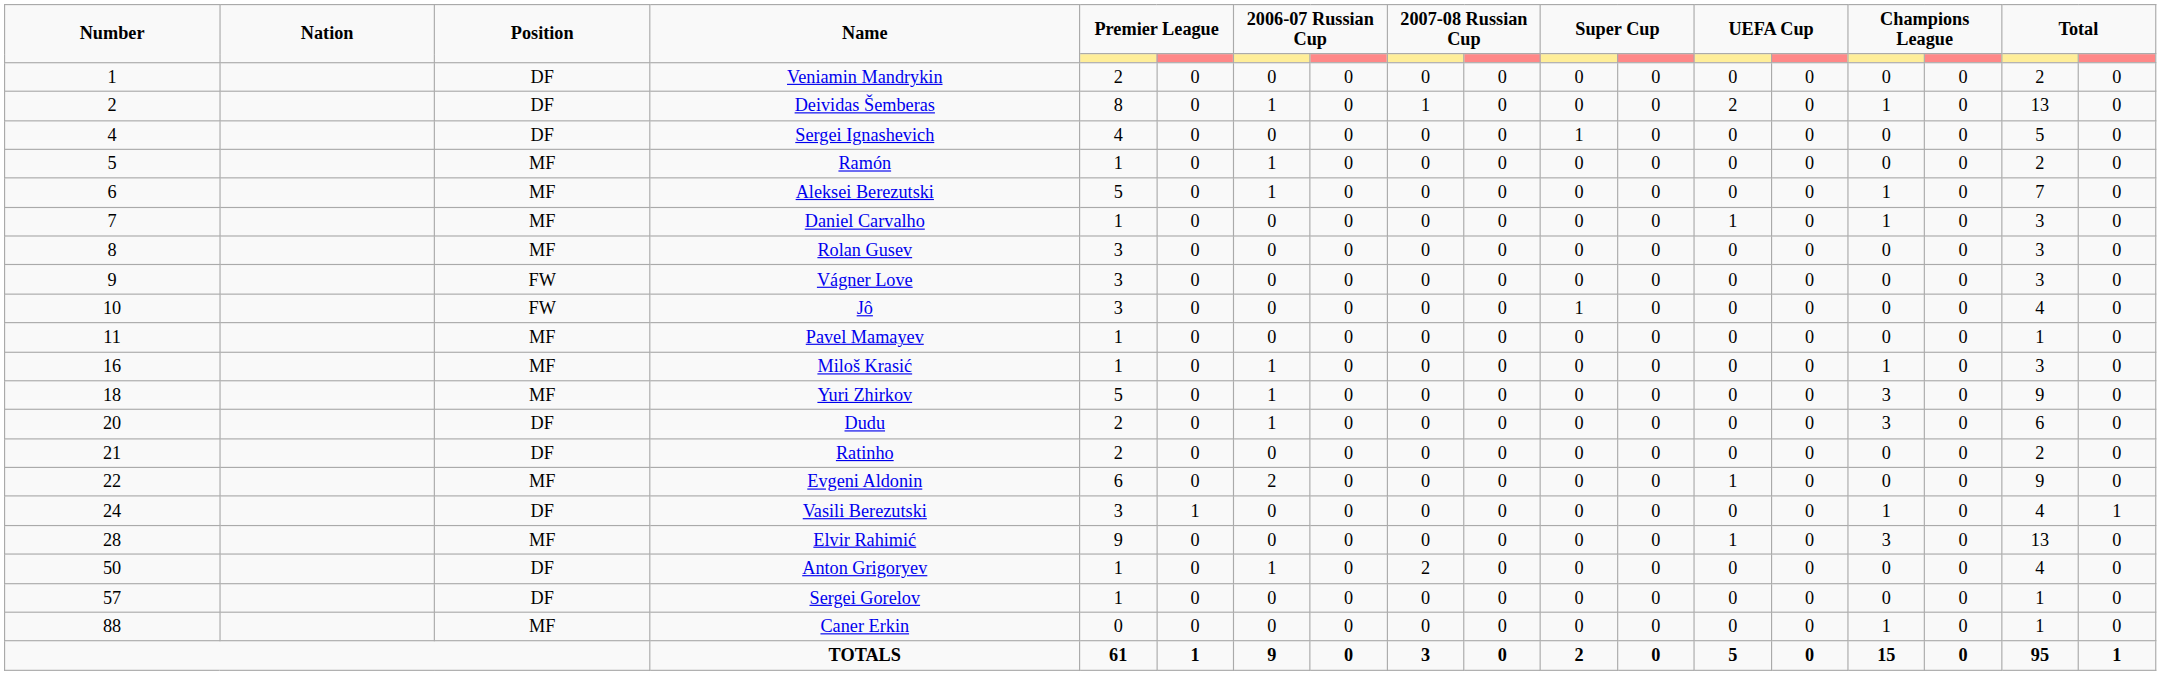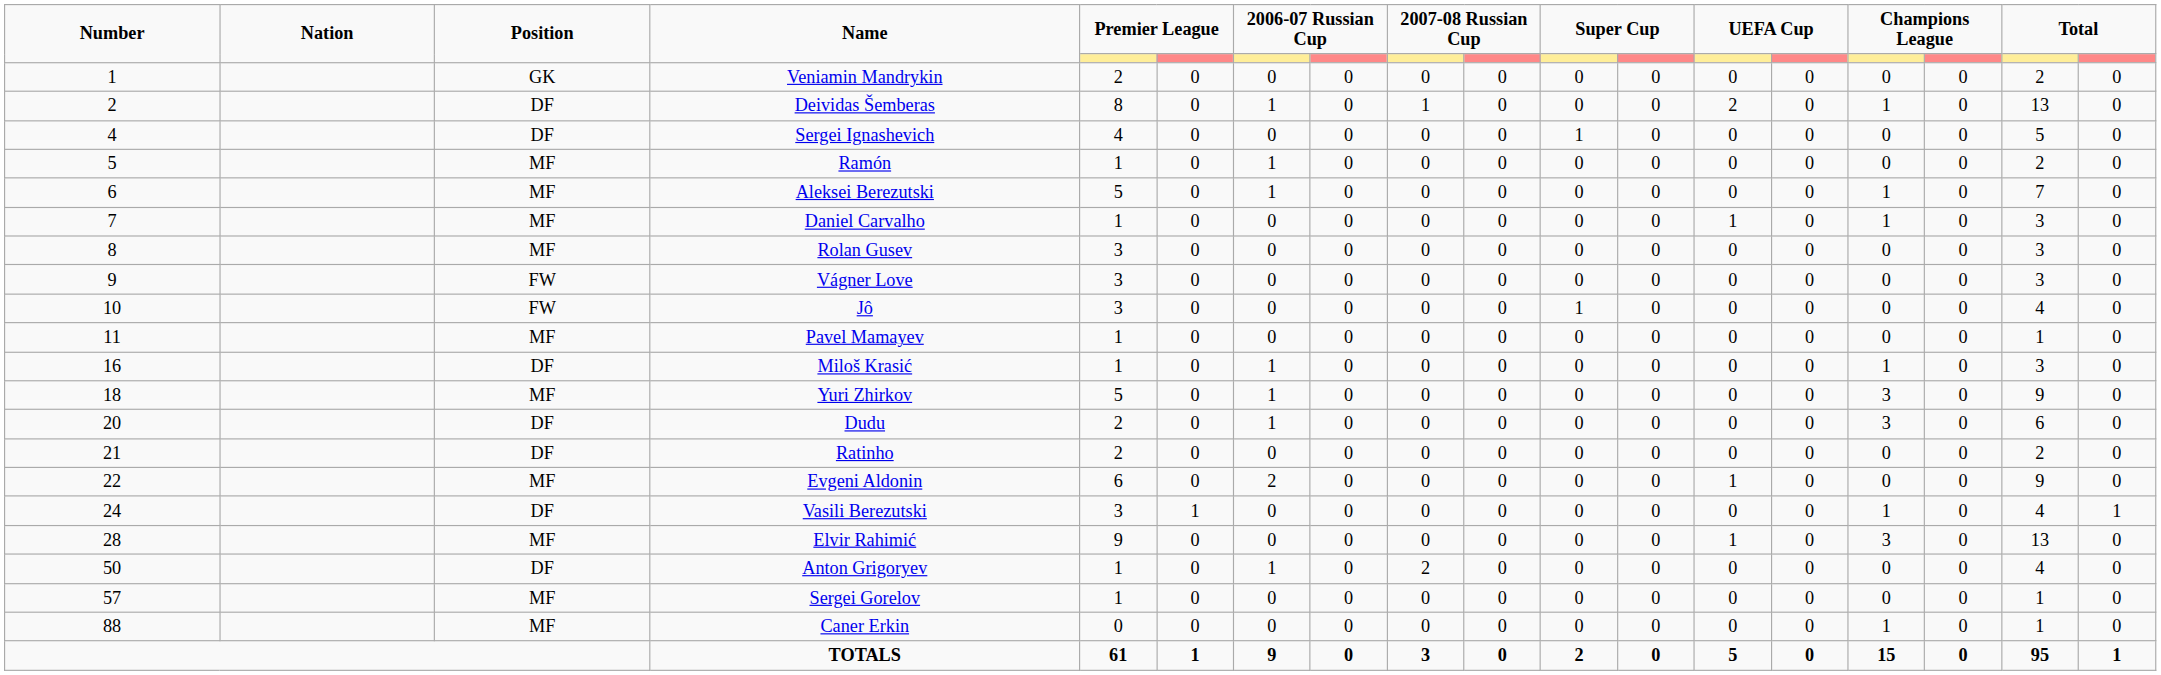(542, 76) DF -> (542, 76) GK
(542, 366) MF -> (542, 366) DF
(542, 597) DF -> (542, 597) MF
